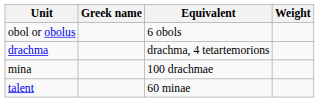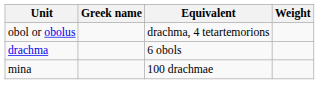(164, 32) 6 obols -> (208, 32) drachma, 4 tetartemorions
(208, 50) drachma, 4 tetartemorions -> (164, 50) 6 obols
- row: (21, 87)
